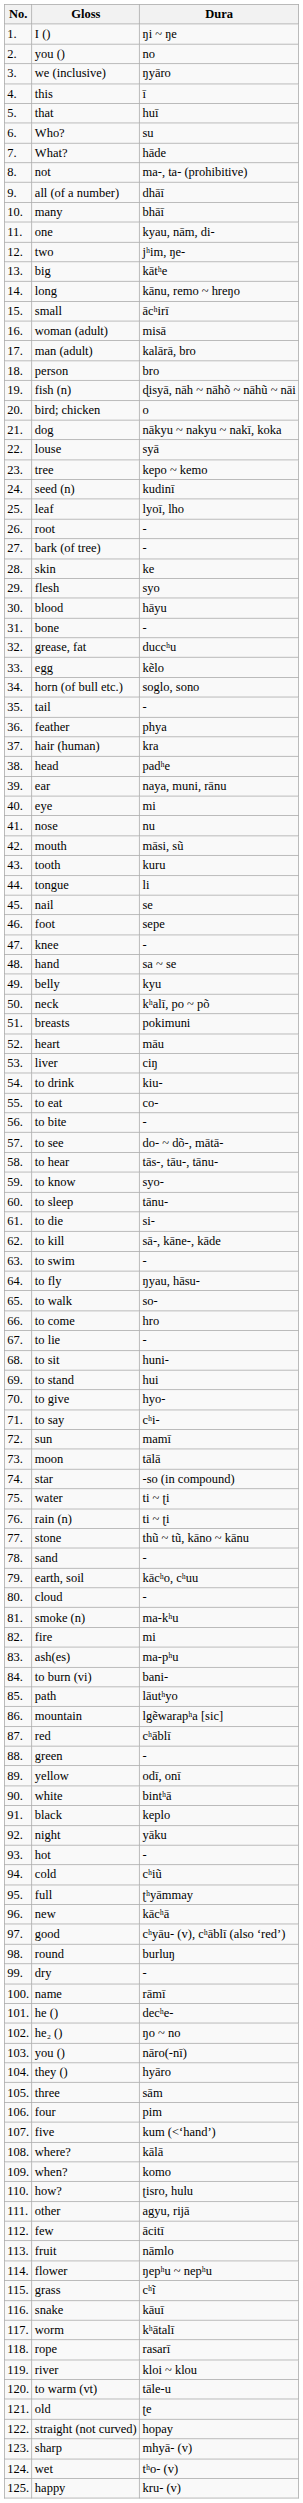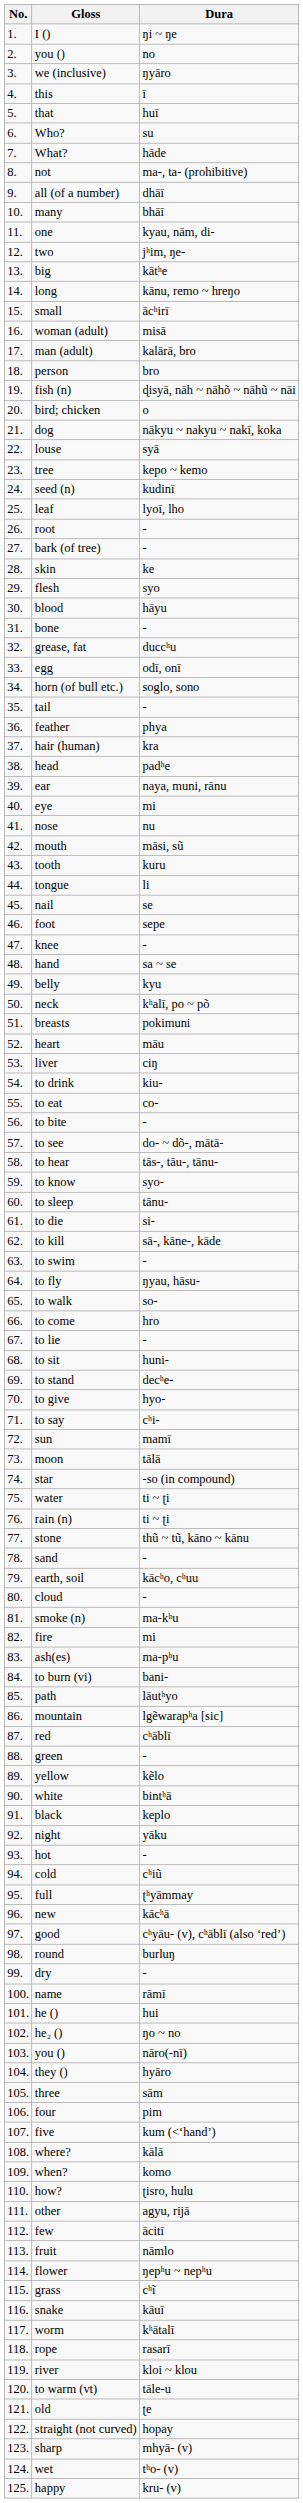(153, 667) kẽlo -> (162, 667) odī, onī
(150, 1380) hui -> (158, 1380) decʰe-
(162, 1775) odī, onī -> (153, 1775) kẽlo
(158, 2013) decʰe- -> (150, 2013) hui
